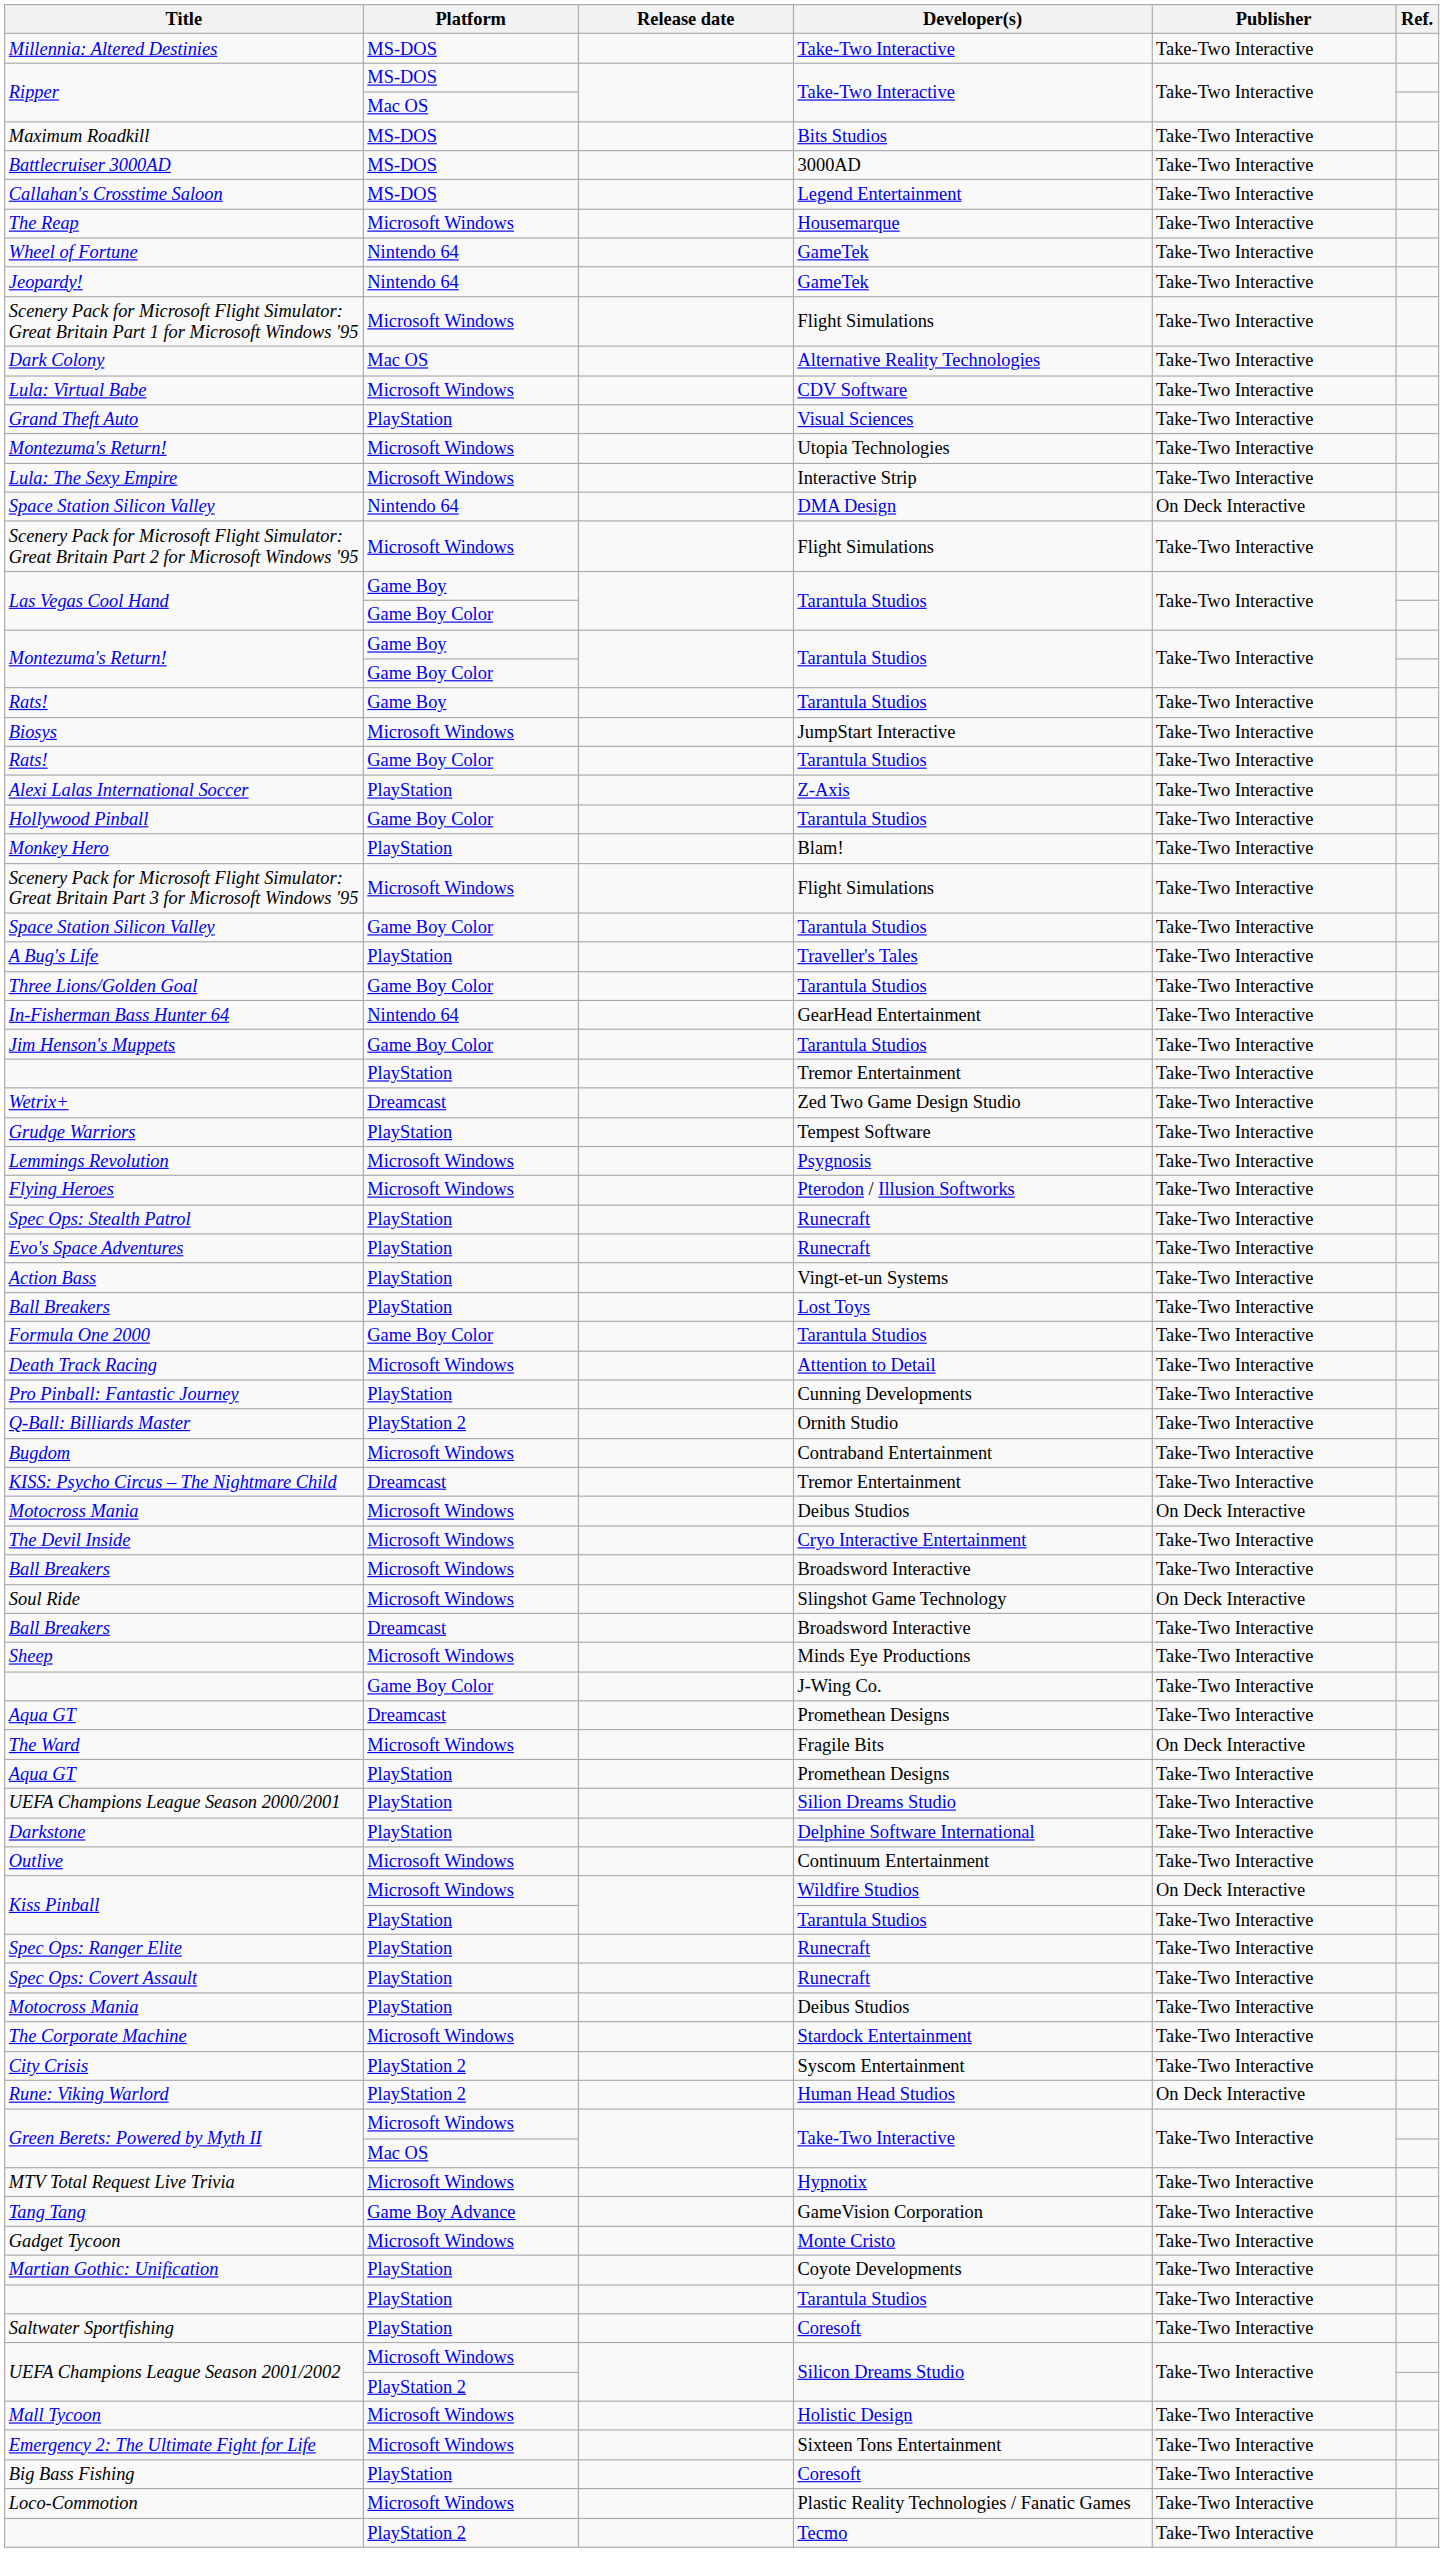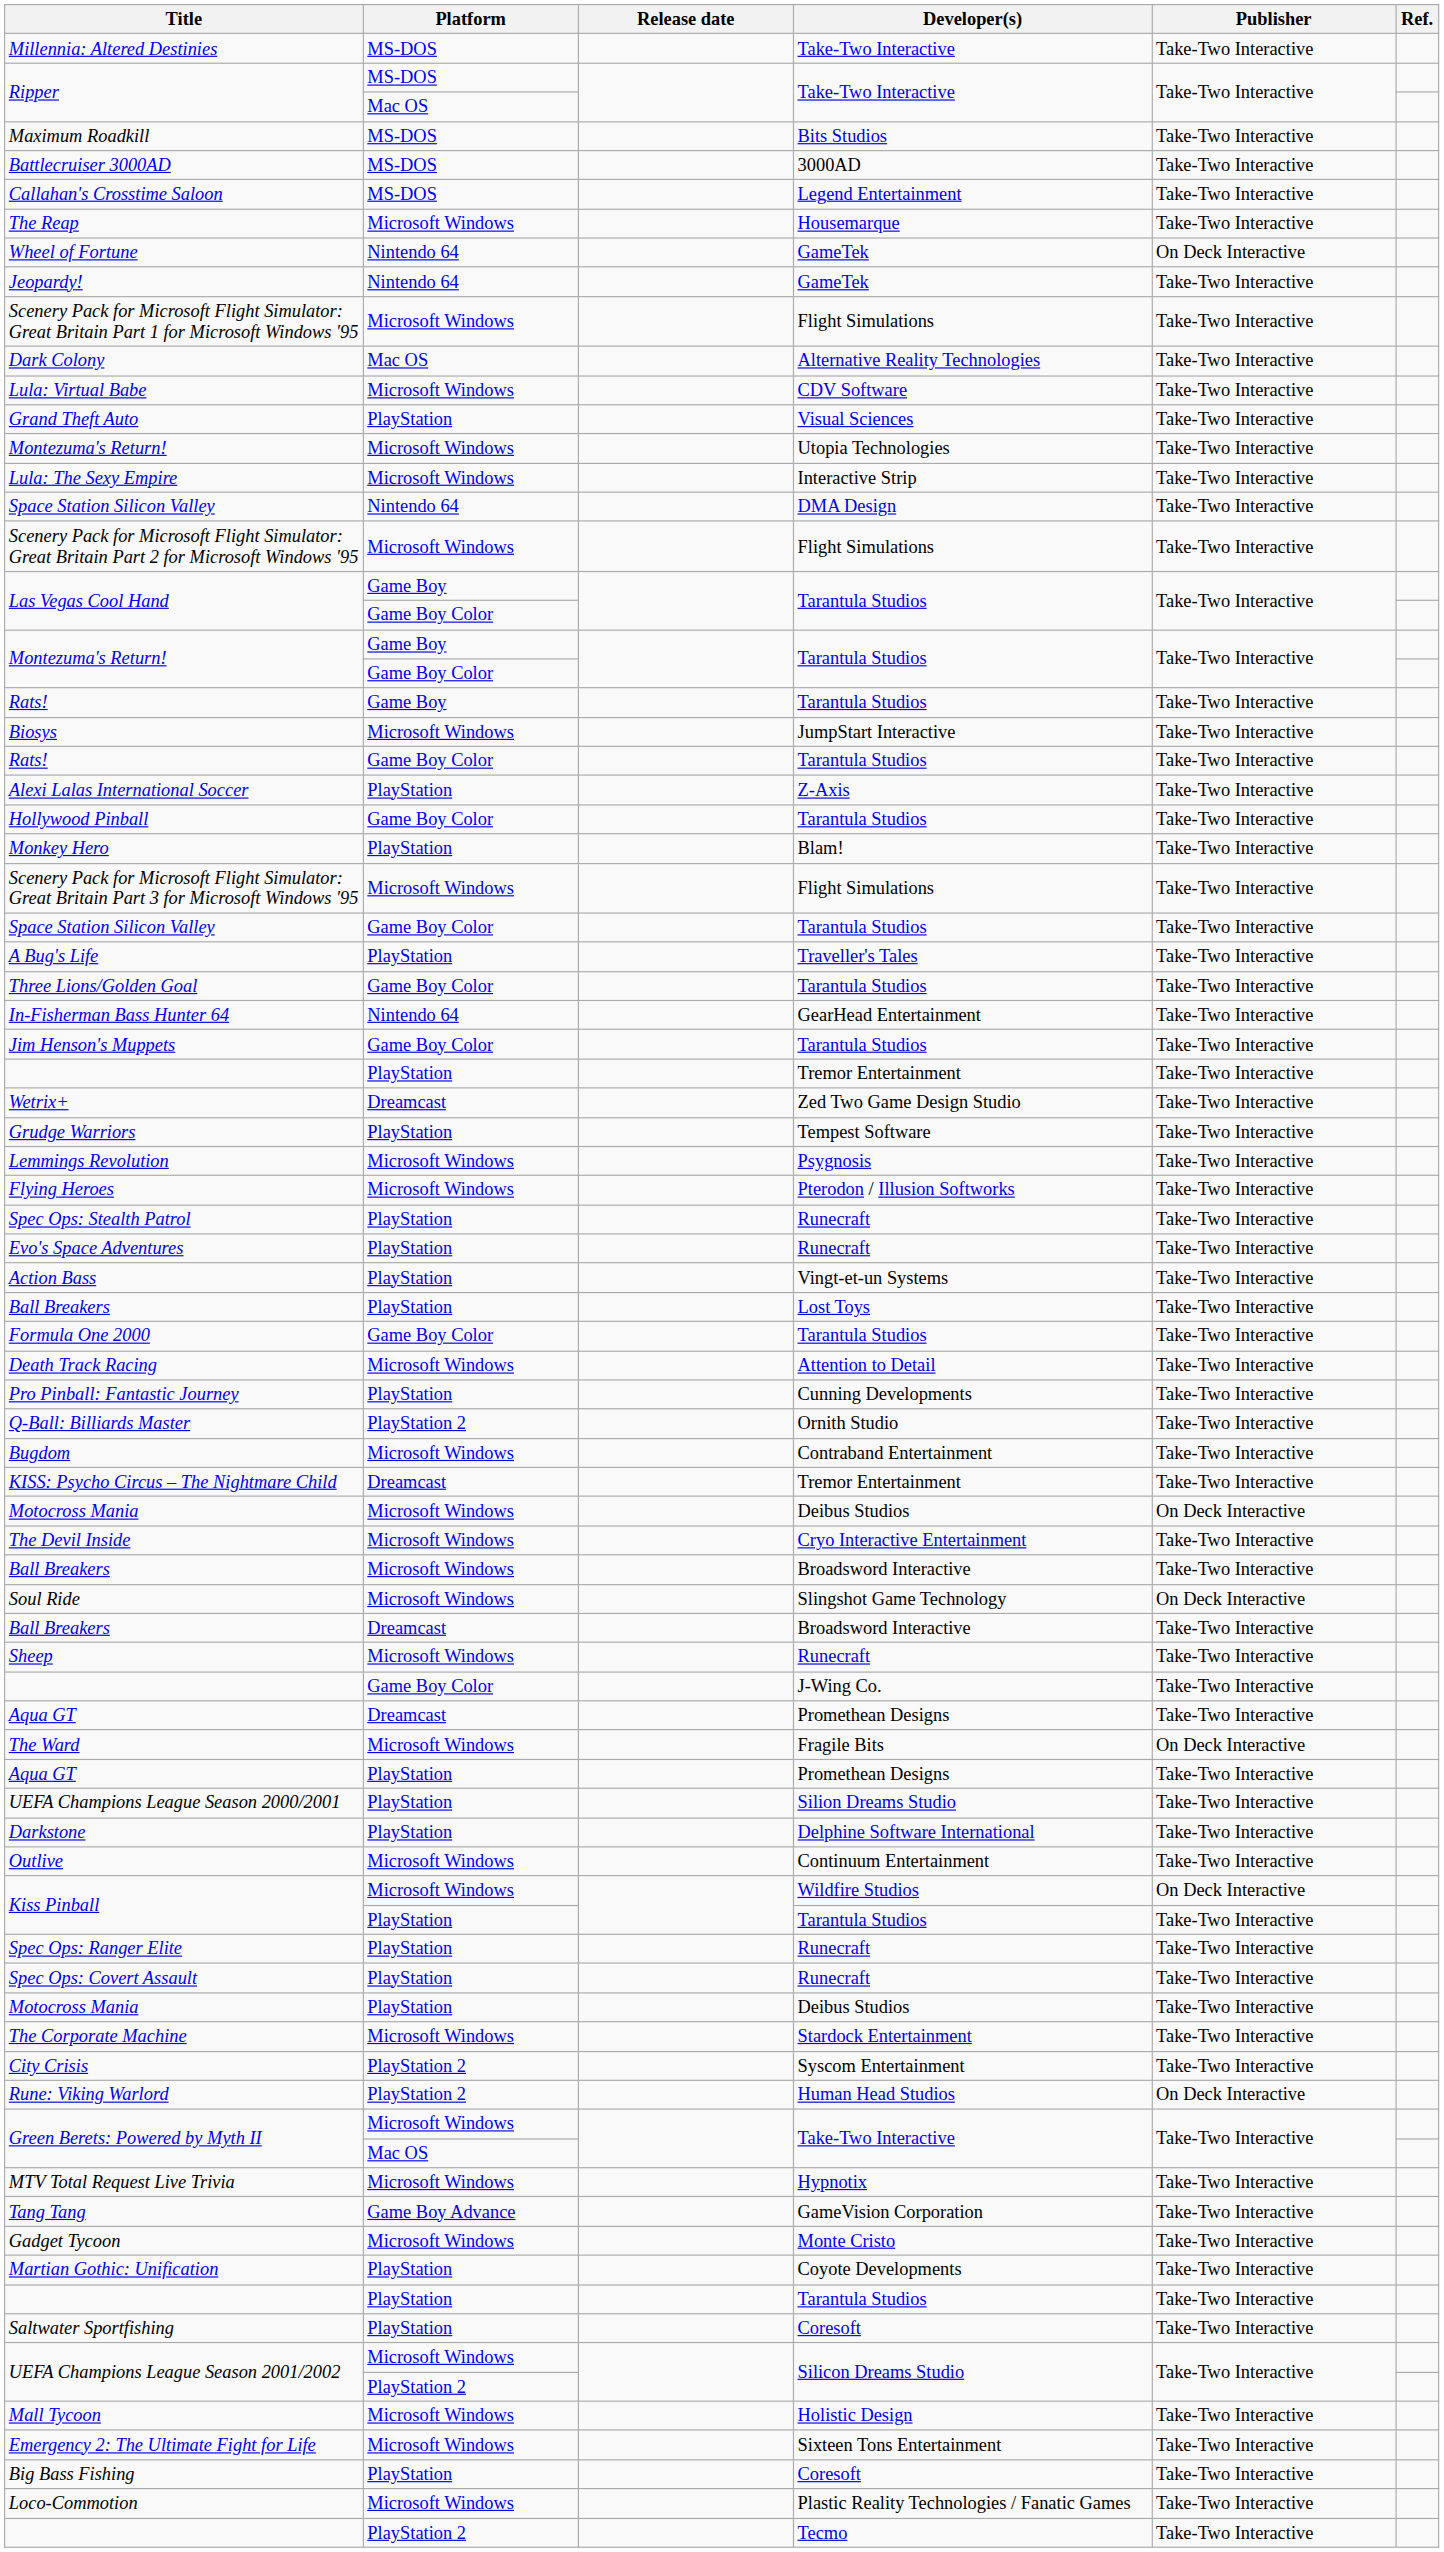(1235, 252) Take-Two Interactive -> (1231, 252) On Deck Interactive
(1231, 506) On Deck Interactive -> (1235, 506) Take-Two Interactive
(884, 1656) Minds Eye Productions -> (834, 1656) Runecraft
